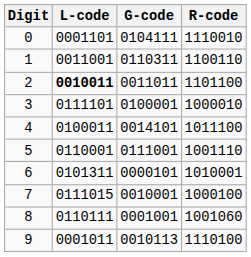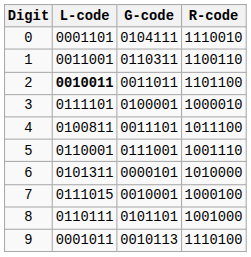(85, 128) 0100011 -> (85, 128) 0100811
(149, 128) 0014101 -> (149, 128) 0011101
(214, 173) 1010001 -> (214, 173) 1010000
(149, 218) 0001001 -> (149, 218) 0101101
(214, 218) 1001060 -> (214, 218) 1001000
